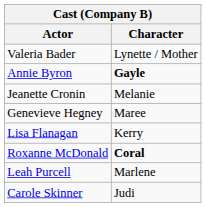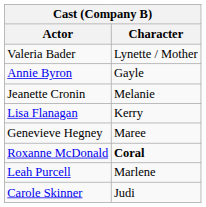(129, 73) bold -> (129, 73) normal
rows swapped: (42, 133) <-> (55, 113)
